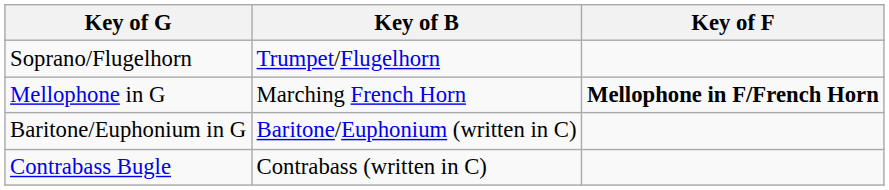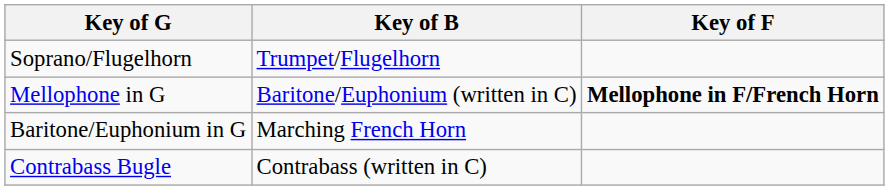(361, 94) Marching French Horn -> (417, 94) Baritone/Euphonium (written in C)
(417, 130) Baritone/Euphonium (written in C) -> (361, 130) Marching French Horn
